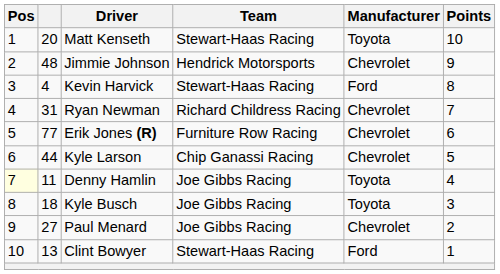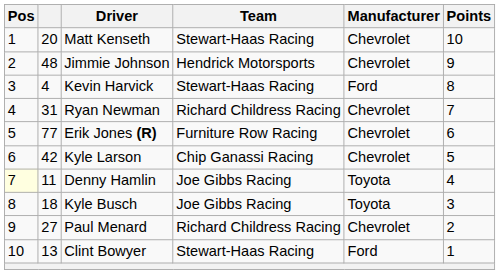(369, 39) Toyota -> (379, 39) Chevrolet
(49, 156) 44 -> (49, 156) 42
(234, 227) Joe Gibbs Racing -> (259, 227) Richard Childress Racing
